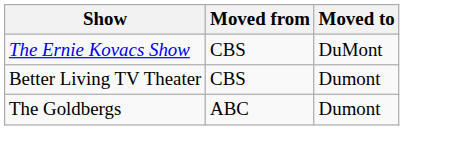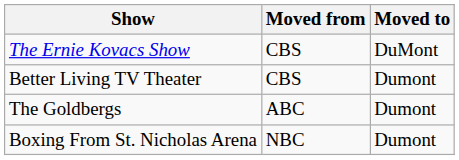+ row: (133, 139)
